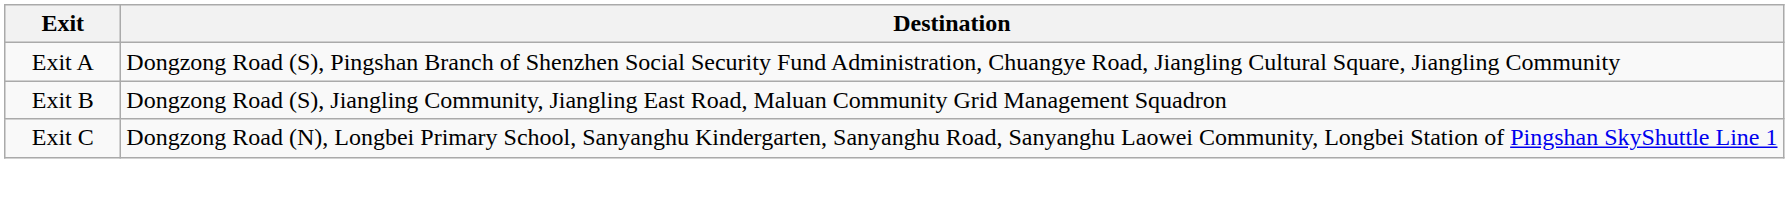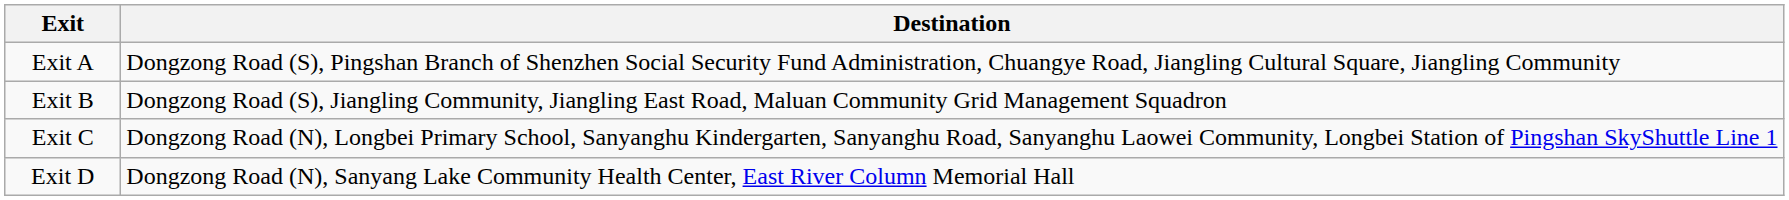+ row: (63, 175)
